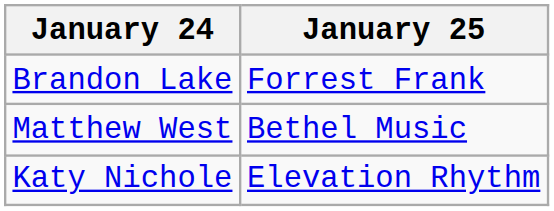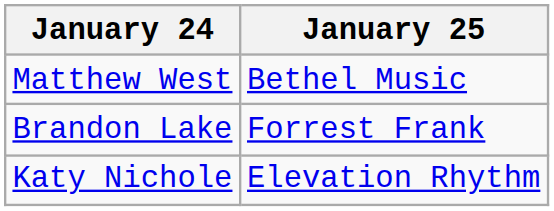rows swapped: (122, 80) <-> (122, 130)
